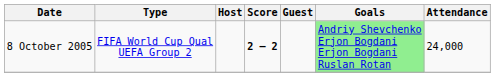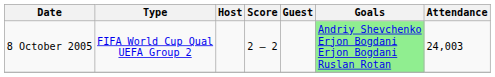(262, 47) bold -> (262, 47) normal
(445, 47) 24,000 -> (445, 47) 24,003
